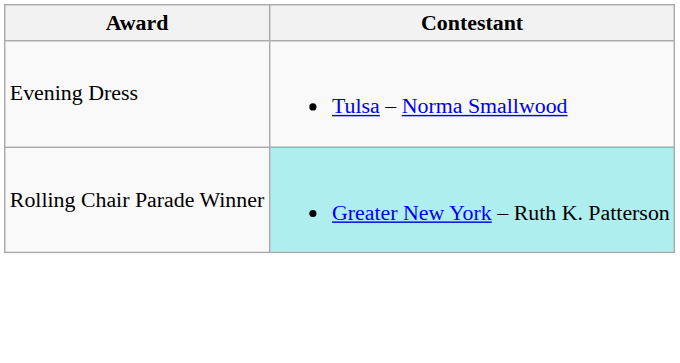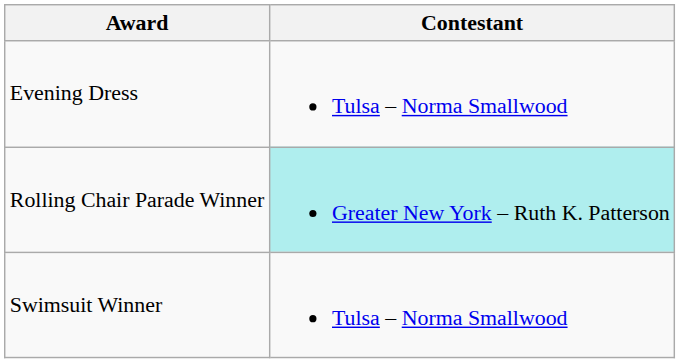+ row: (86, 305)
